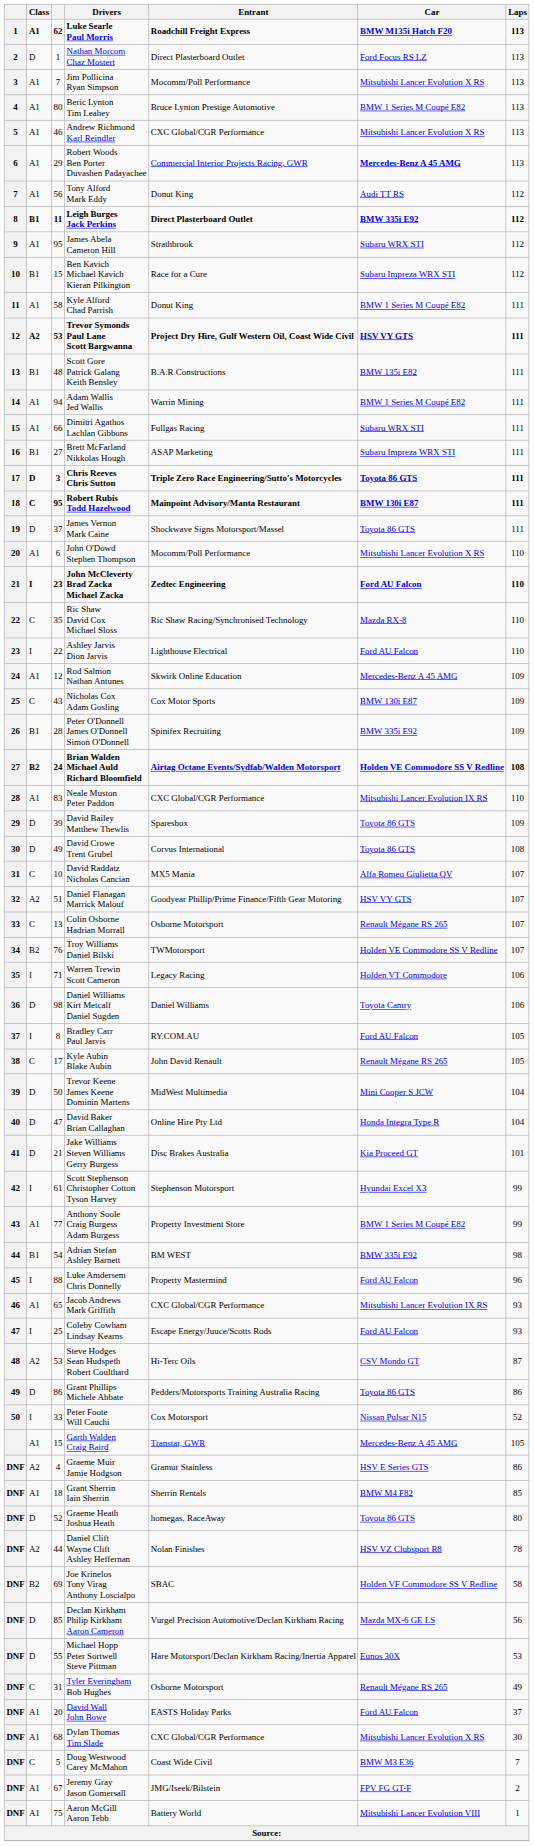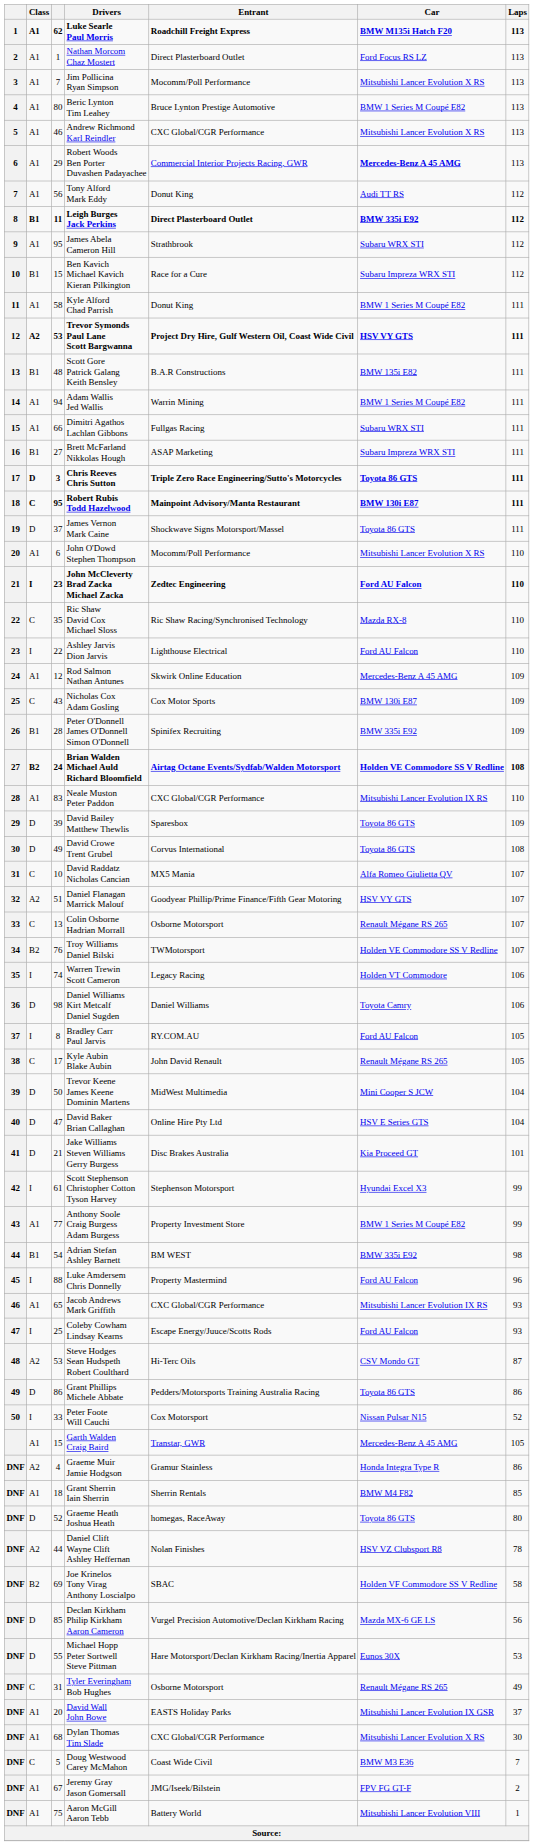(32, 57) D -> (34, 57) A1
(58, 975) 71 -> (58, 975) 74
(400, 1122) Honda Integra Type R -> (394, 1122) HSV E Series GTS
(394, 1468) HSV E Series GTS -> (400, 1468) Honda Integra Type R
(389, 1712) Ford AU Falcon -> (427, 1712) Mitsubishi Lancer Evolution IX GSR
